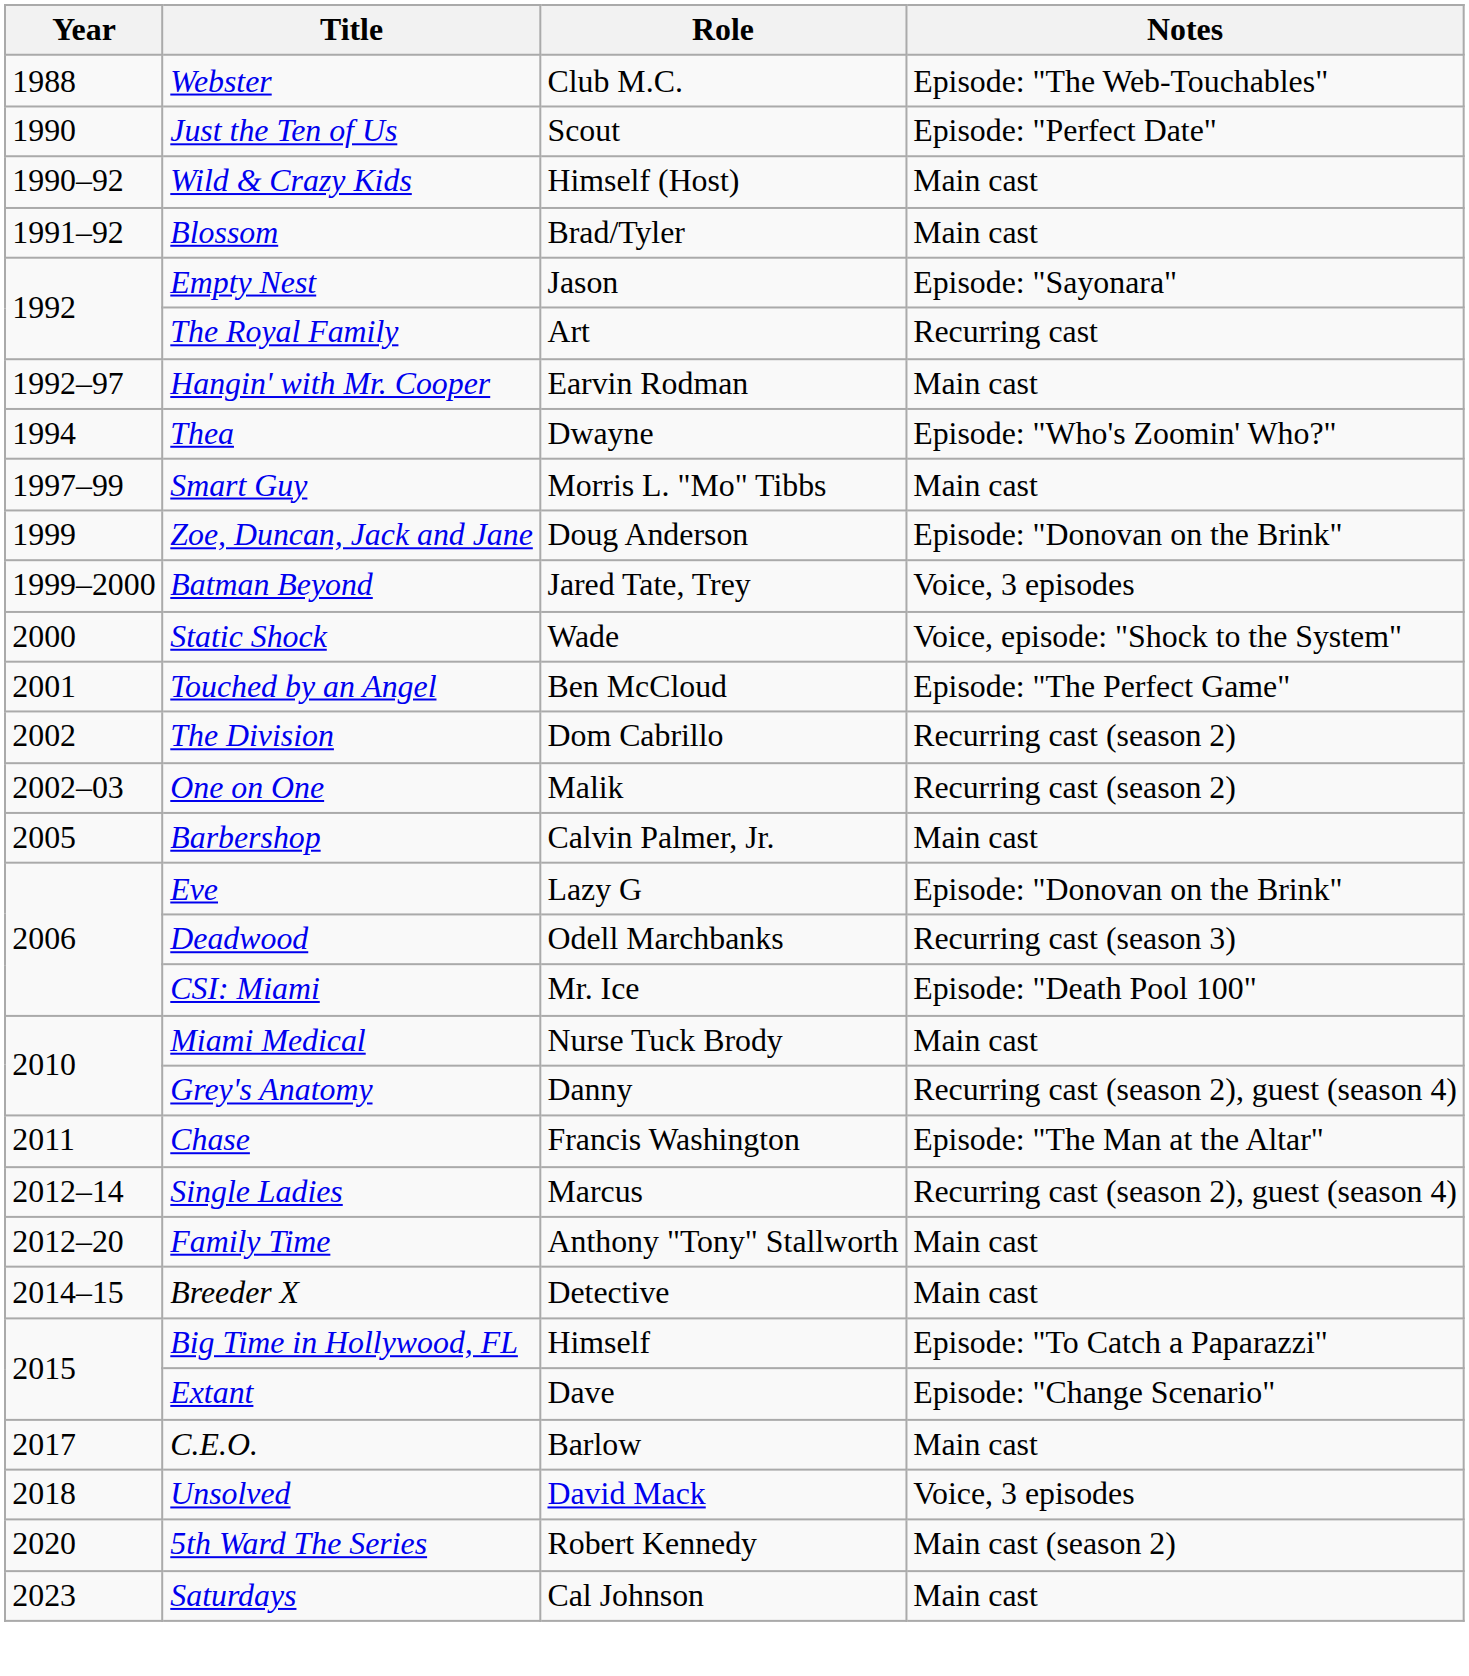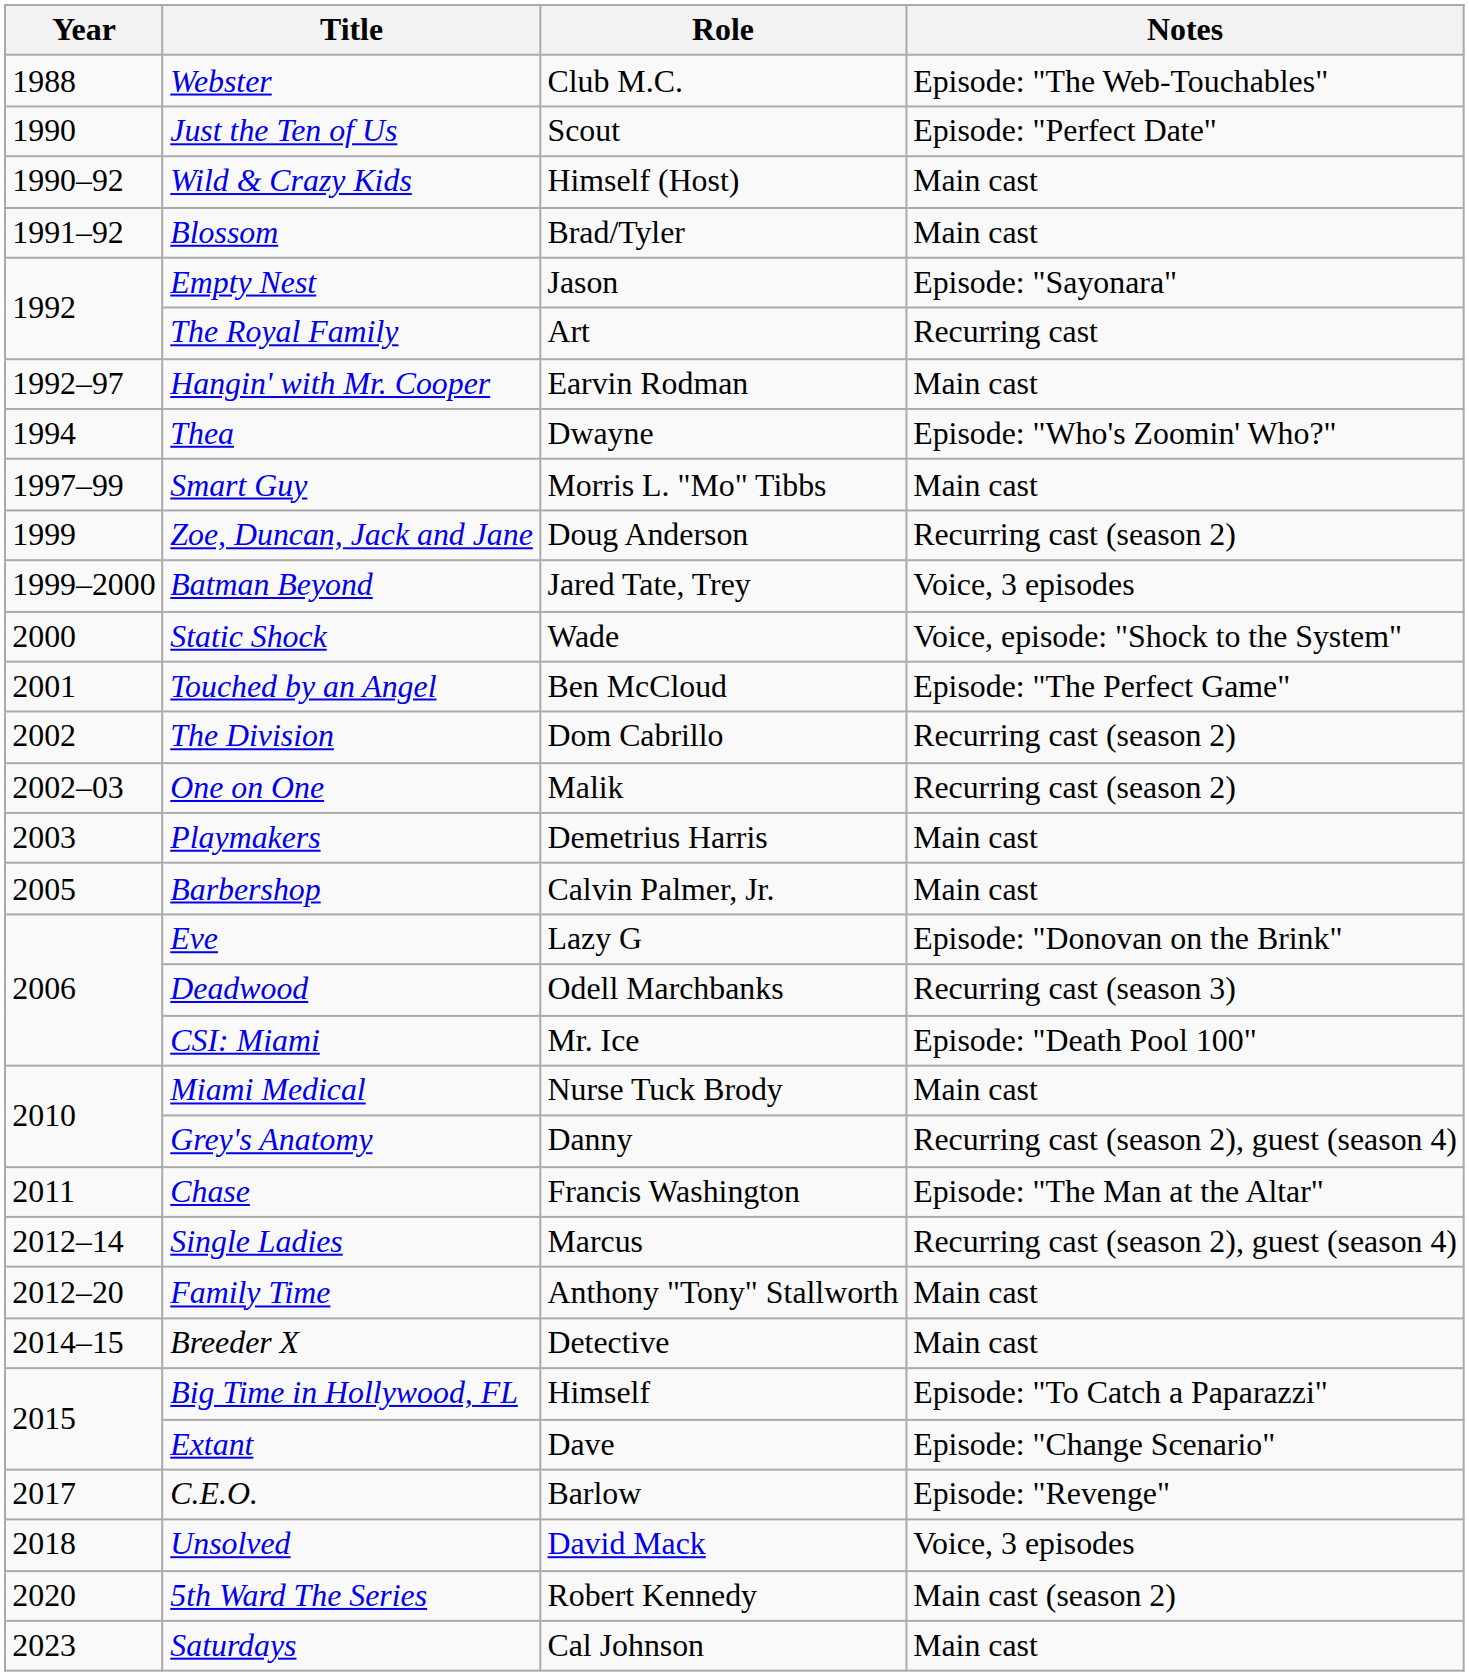(1128, 534) Episode: "Donovan on the Brink" -> (1075, 534) Recurring cast (season 2)
+ row: (245, 837)
(976, 1443) Main cast -> (1042, 1494) Episode: "Revenge"
